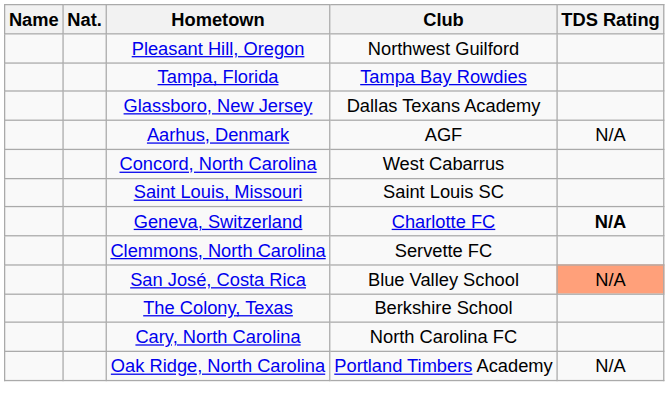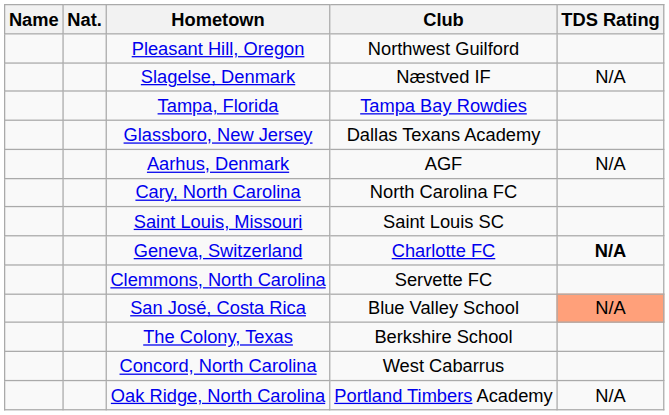+ row: (218, 77)
rows swapped: (218, 337) <-> (218, 164)
